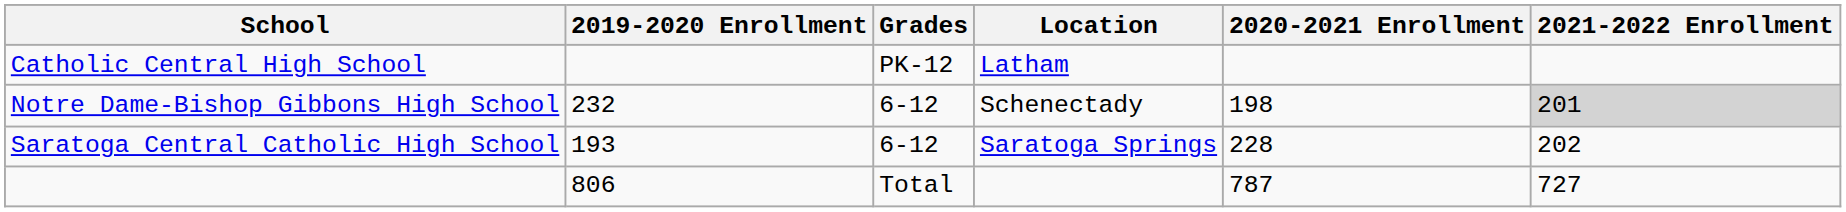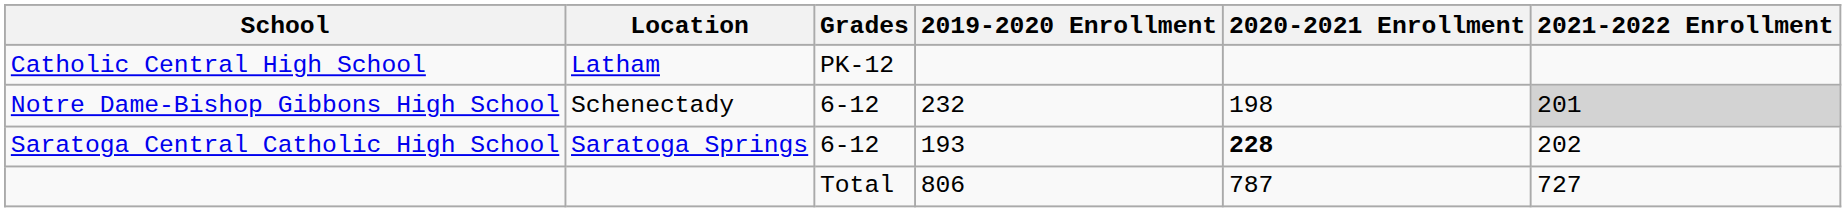columns swapped: (1099, 25) <-> (719, 25)
(1251, 146) normal -> (1251, 146) bold
